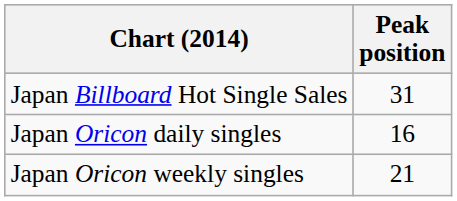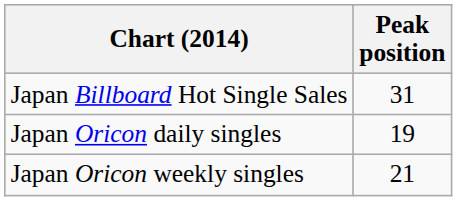(402, 133) 16 -> (402, 133) 19
